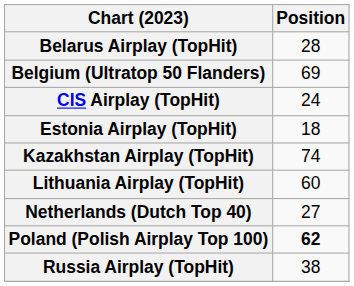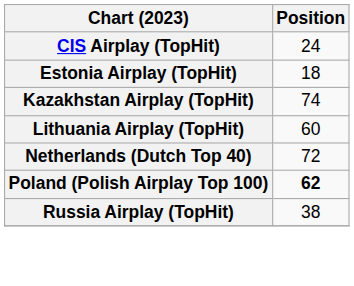- row: (138, 45)
- row: (138, 73)
(311, 211) 27 -> (311, 156) 72
